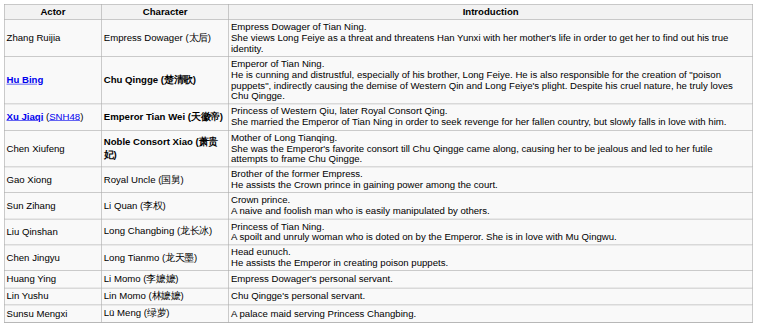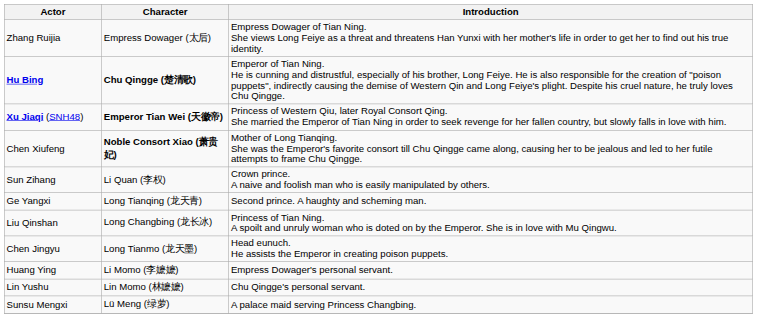- row: (29, 180)
+ row: (28, 201)
